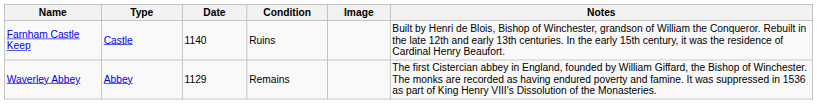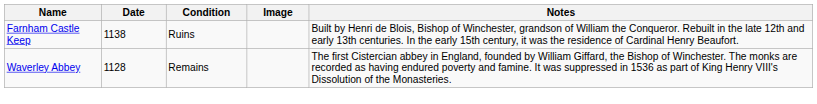- column: (142, 12)
(196, 40) 1140 -> (115, 34) 1138
(196, 79) 1129 -> (115, 68) 1128
